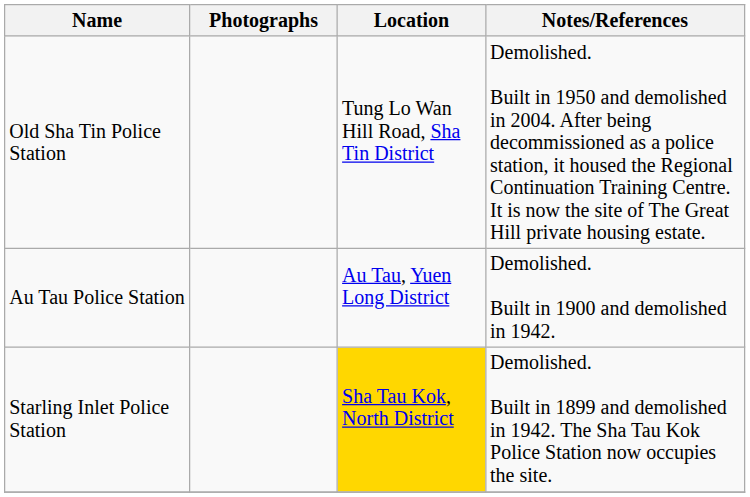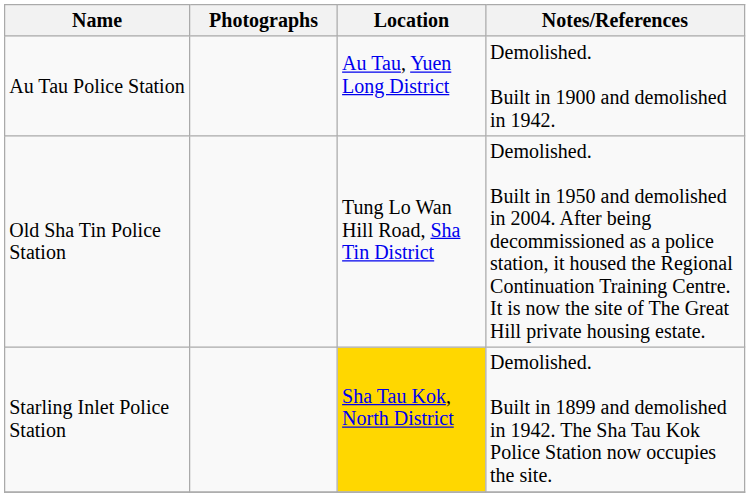rows swapped: (85, 142) <-> (97, 297)
